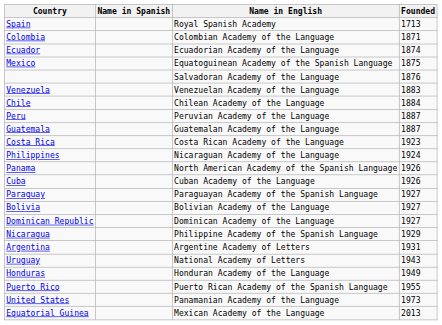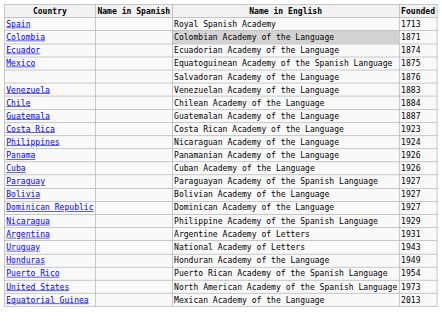(254, 37) no background -> (254, 37) lightgrey background
- row: (16, 116)
(286, 169) North American Academy of the Spanish Language -> (257, 155) Panamanian Academy of the Language
(411, 287) 1955 -> (411, 274) 1954
(257, 300) Panamanian Academy of the Language -> (286, 287) North American Academy of the Spanish Language
